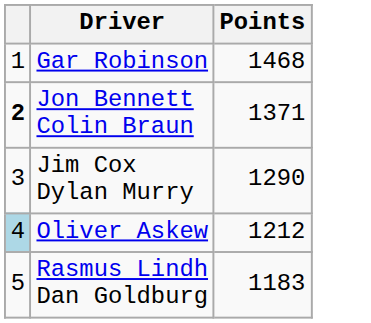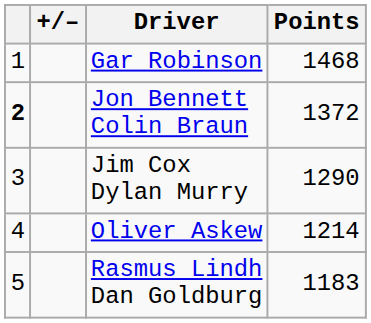+ column: (58, 25)
(277, 115) 1371 -> (331, 115) 1372
(18, 233) lightblue background -> (18, 233) no background
(277, 233) 1212 -> (331, 233) 1214
